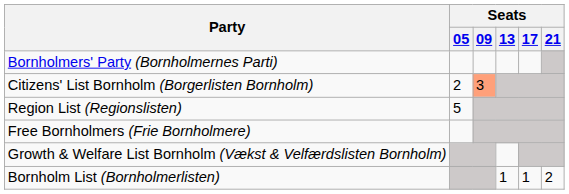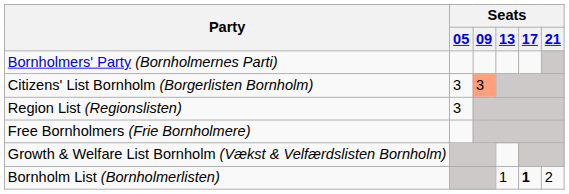(457, 85) 2 -> (457, 85) 3
(457, 108) 5 -> (457, 108) 3
(526, 177) normal -> (526, 177) bold
